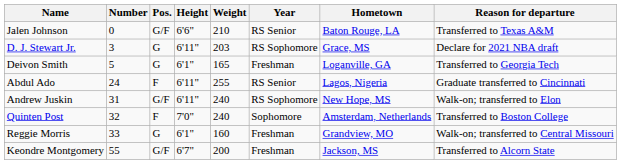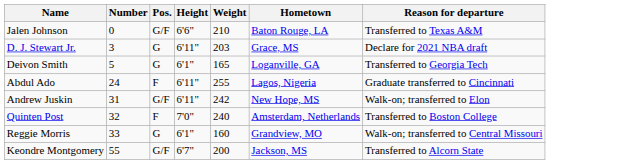- column: (284, 13)
(221, 99) 240 -> (221, 99) 242
